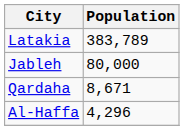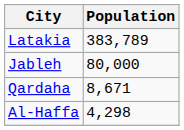(109, 113) 4,296 -> (109, 113) 4,298
